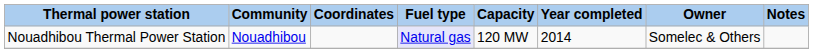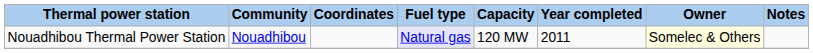(556, 37) 2014 -> (556, 37) 2011
(705, 37) no background -> (705, 37) lightyellow background
